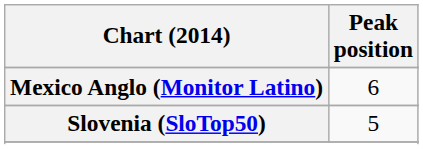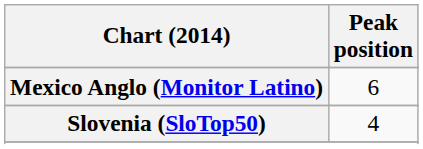(373, 123) 5 -> (373, 123) 4
